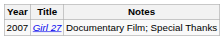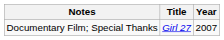columns swapped: (17, 12) <-> (142, 12)
